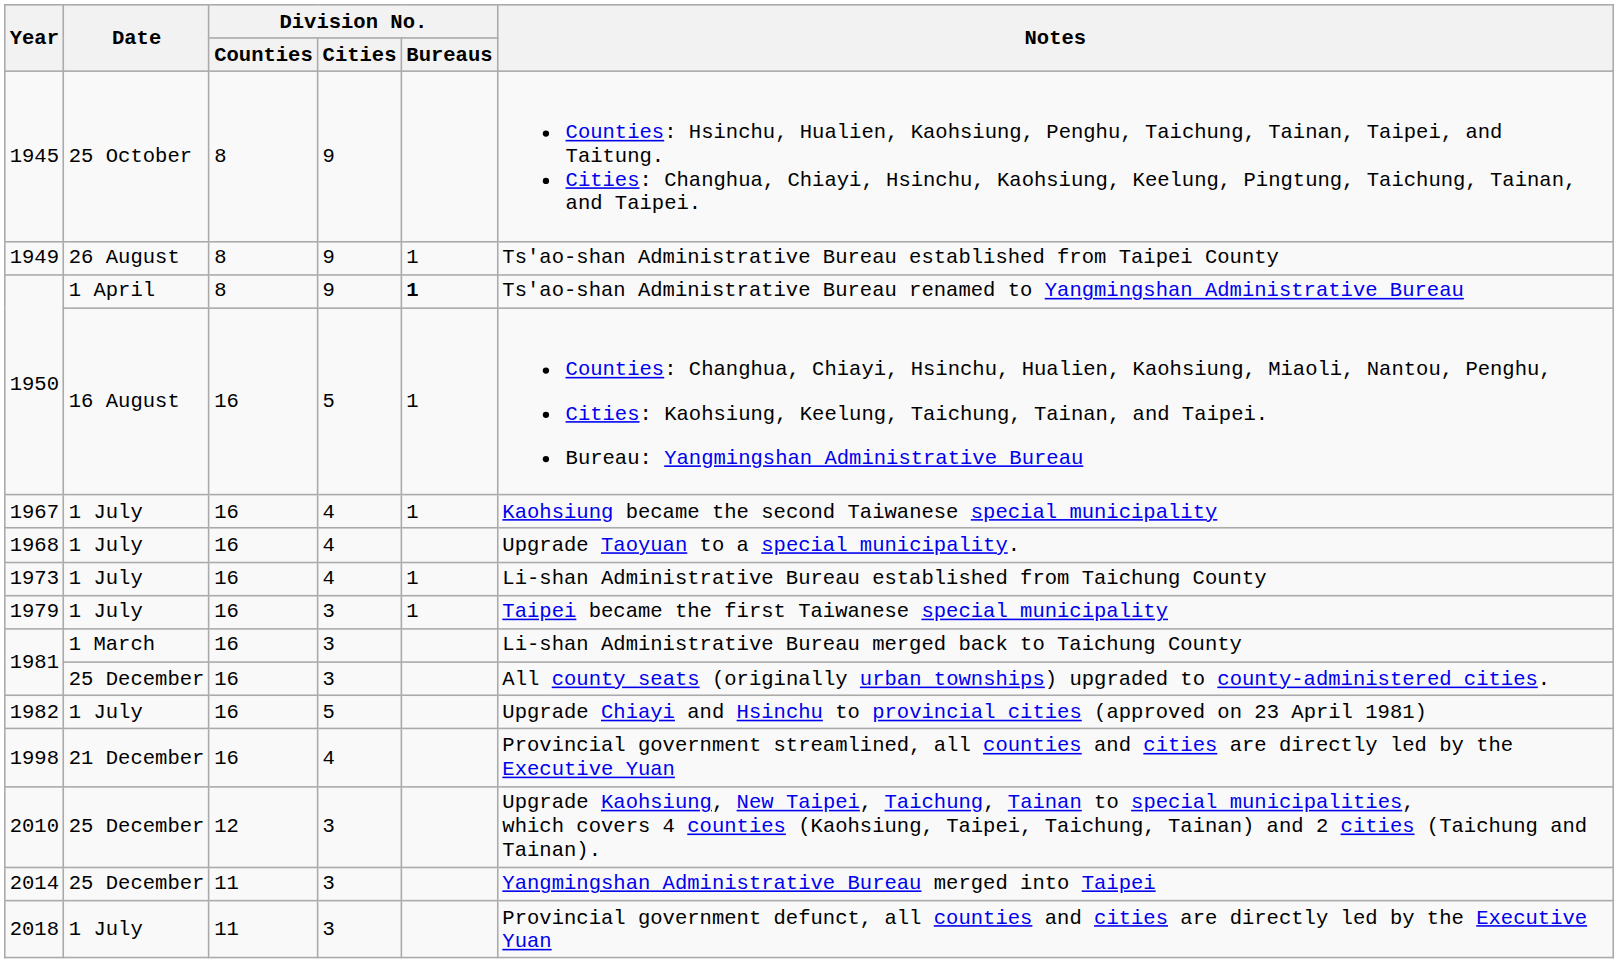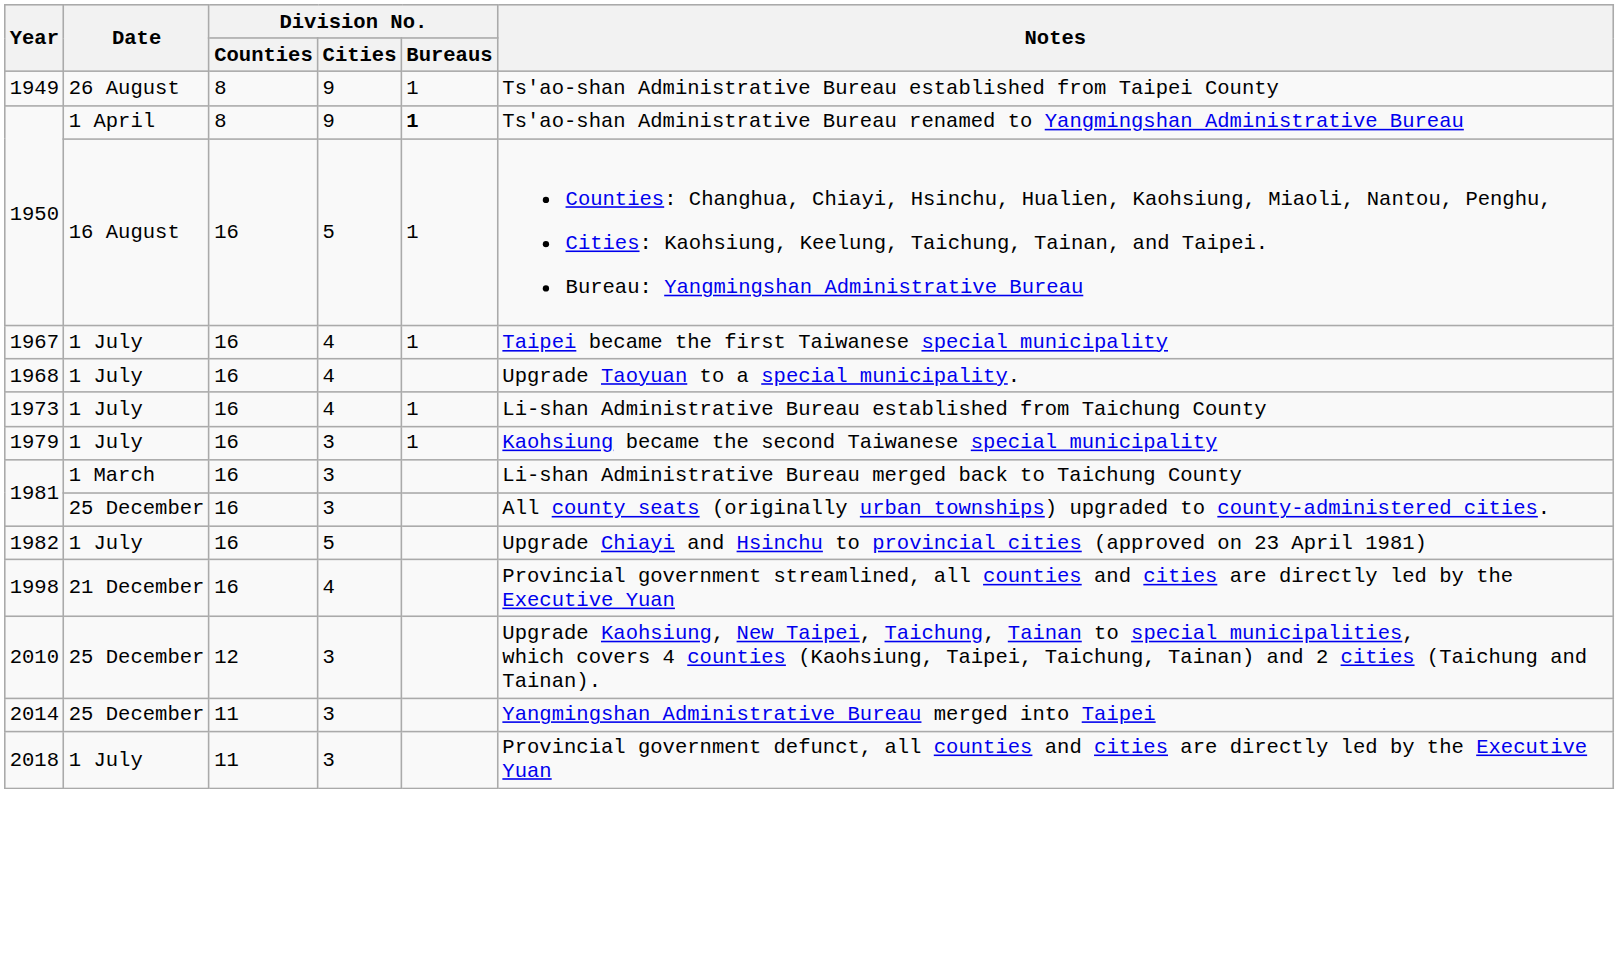- row: (34, 156)
(860, 512) Kaohsiung became the second Taiwanese special municipality -> (835, 342) Taipei became the first Taiwanese special municipality
(835, 612) Taipei became the first Taiwanese special municipality -> (860, 443) Kaohsiung became the second Taiwanese special municipality
